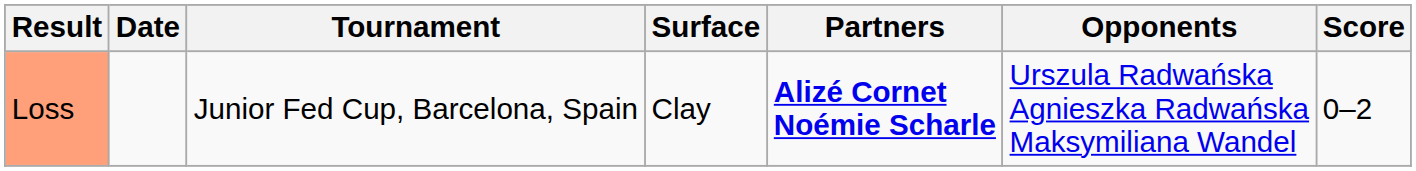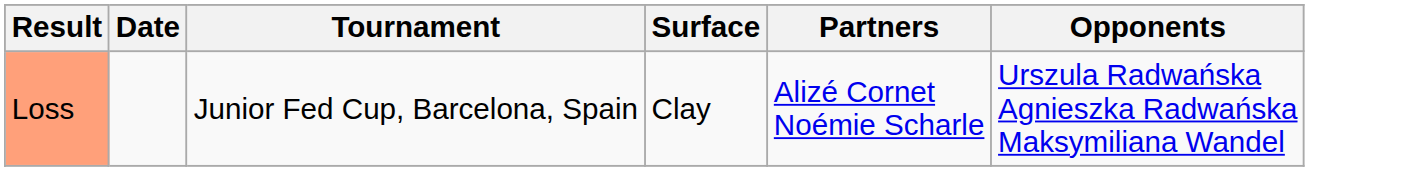- column: (1364, 27)
(885, 108) bold -> (879, 108) normal
